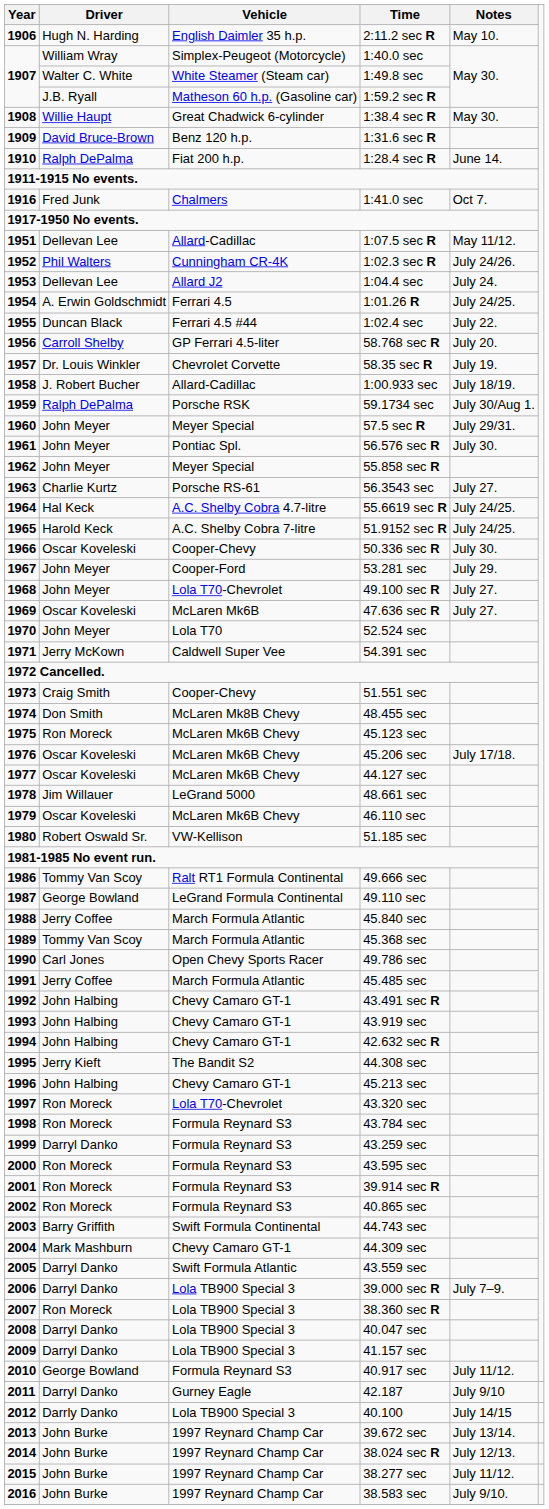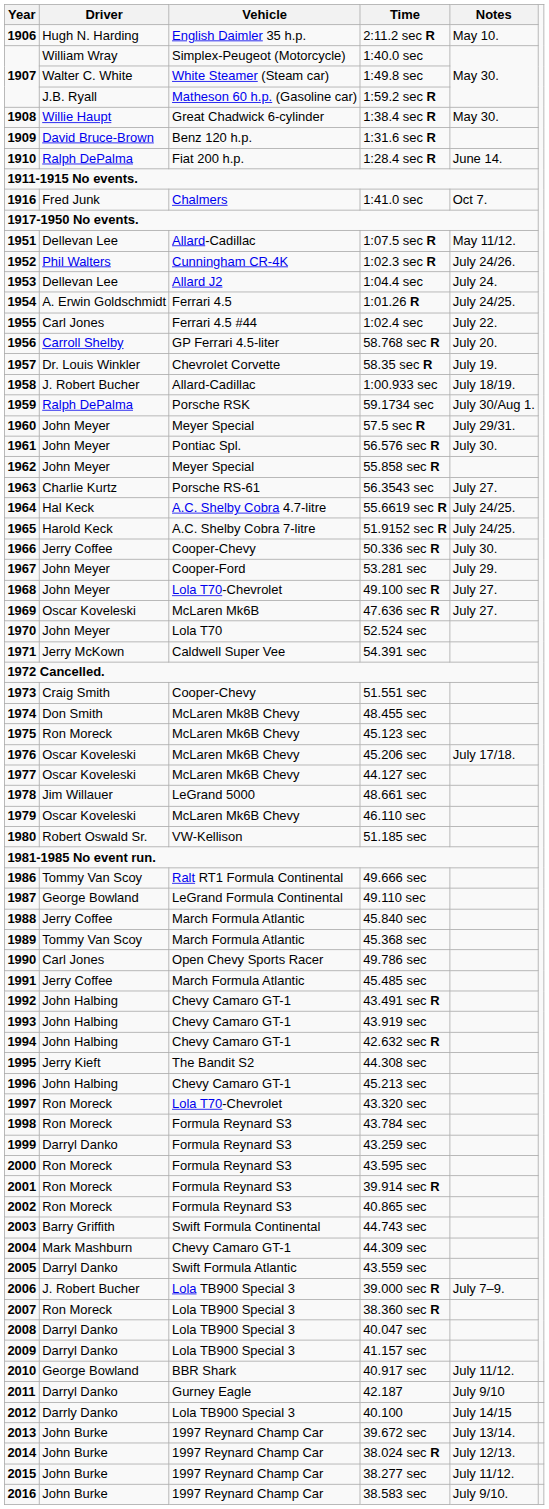(82, 323) Duncan Black -> (73, 323) Carl Jones
(89, 549) Oscar Koveleski -> (77, 549) Jerry Coffee
(80, 1289) Darryl Danko -> (91, 1289) J. Robert Bucher
(232, 1371) Formula Reynard S3 -> (204, 1371) BBR Shark
